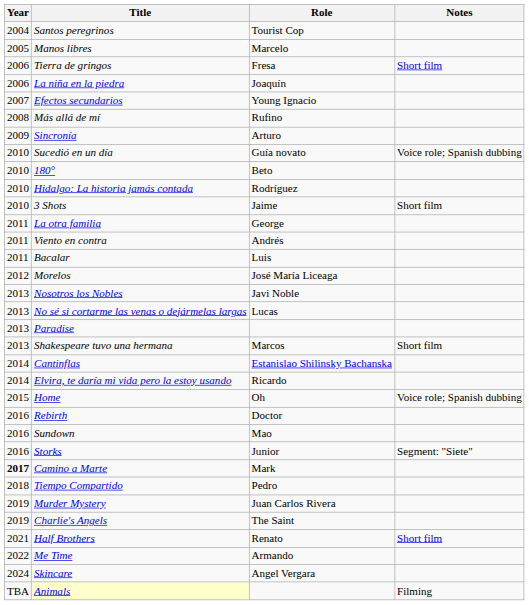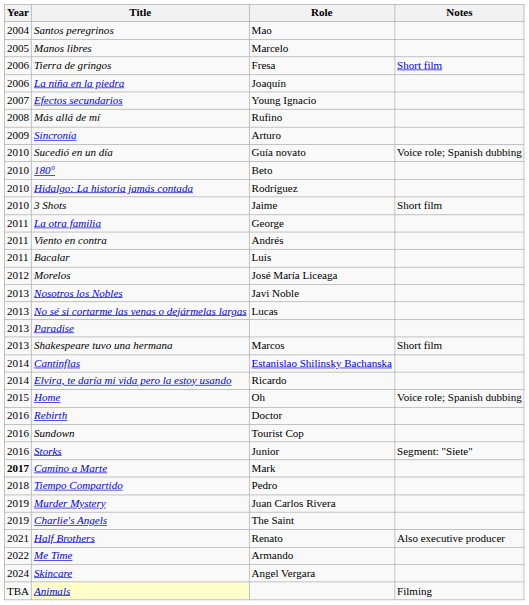(278, 30) Tourist Cop -> (262, 30) Mao
(262, 433) Mao -> (278, 433) Tourist Cop
(420, 538) Short film -> (451, 538) Also executive producer
